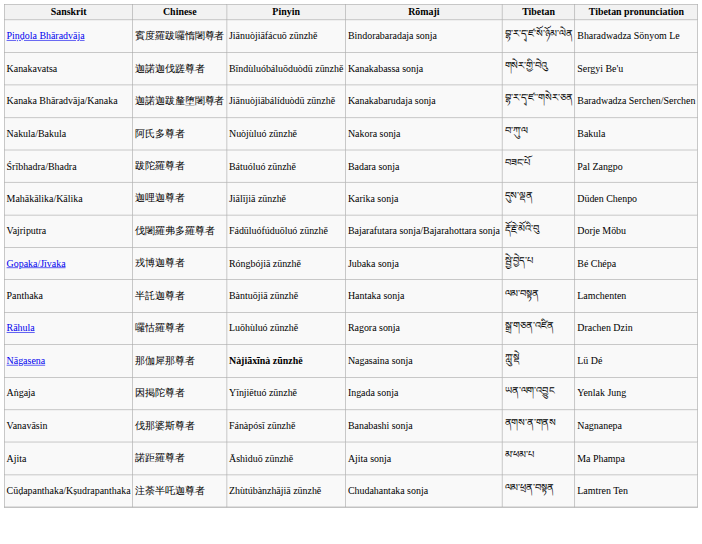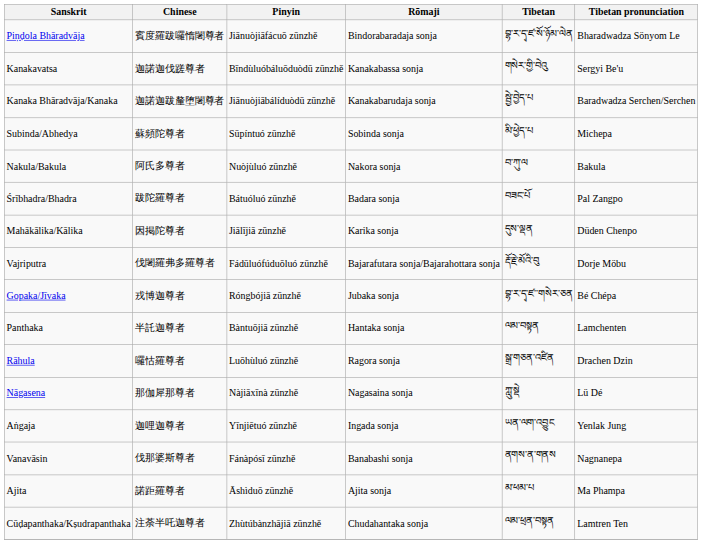(539, 98) བྷ་ར་དྭ་ཛ་་གསེར་ཅན -> (519, 98) སྦྱེ་བྱེད་པ
+ row: (42, 133)
(160, 198) 迦哩迦尊者 -> (160, 230) 因掲陀尊者
(519, 260) སྦྱེ་བྱེད་པ -> (539, 293) བྷ་ར་དྭ་ཛ་་གསེར་ཅན
(266, 361) bold -> (264, 393) normal
(160, 393) 因掲陀尊者 -> (160, 425) 迦哩迦尊者
